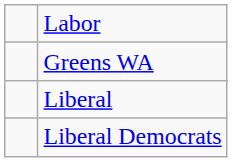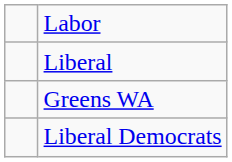rows swapped: (78, 99) <-> (99, 61)
